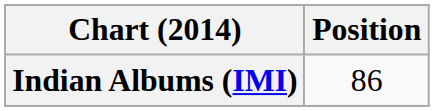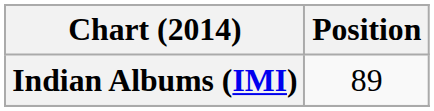(367, 79) 86 -> (367, 79) 89
